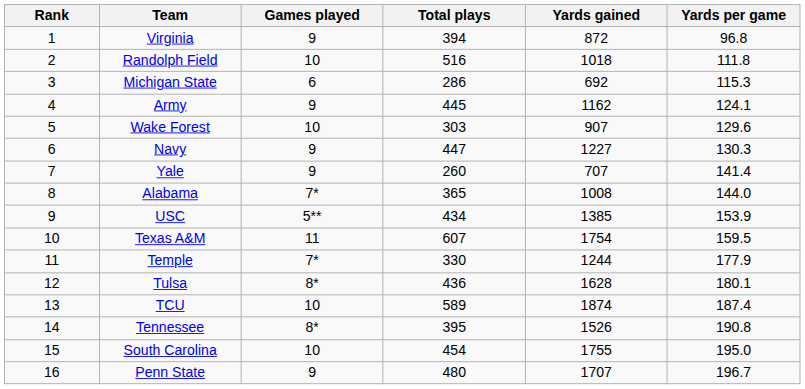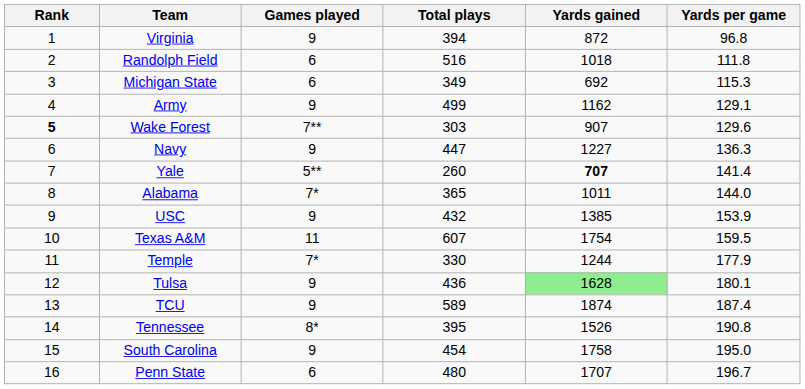(312, 60) 10 -> (312, 60) 6
(454, 82) 286 -> (454, 82) 349
(454, 104) 445 -> (454, 104) 499
(734, 104) 124.1 -> (734, 104) 129.1
(52, 127) normal -> (52, 127) bold
(312, 127) 10 -> (312, 127) 7**
(734, 149) 130.3 -> (734, 149) 136.3
(312, 171) 9 -> (312, 171) 5**
(596, 171) normal -> (596, 171) bold
(596, 194) 1008 -> (596, 194) 1011
(312, 216) 5** -> (312, 216) 9
(454, 216) 434 -> (454, 216) 432
(312, 283) 8* -> (312, 283) 9
(596, 283) no background -> (596, 283) lightgreen background
(312, 305) 10 -> (312, 305) 9
(312, 350) 10 -> (312, 350) 9
(596, 350) 1755 -> (596, 350) 1758
(312, 372) 9 -> (312, 372) 6
